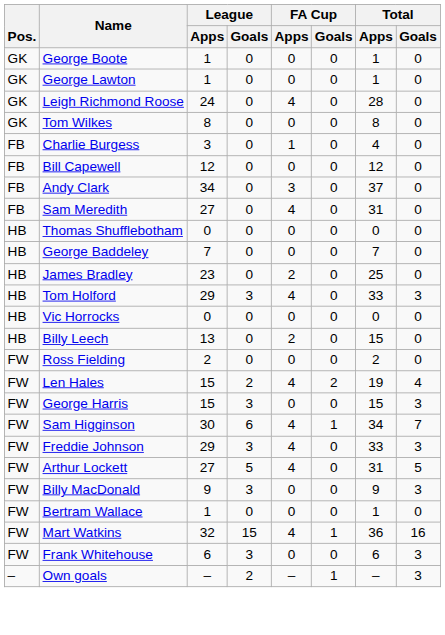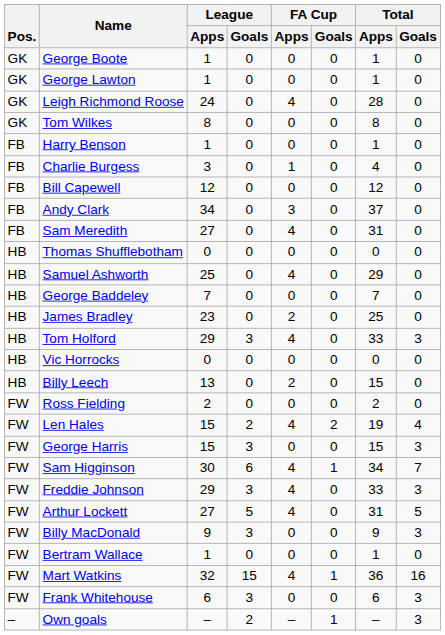+ row: (84, 144)
+ row: (95, 274)
